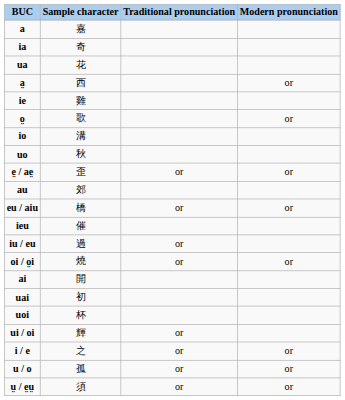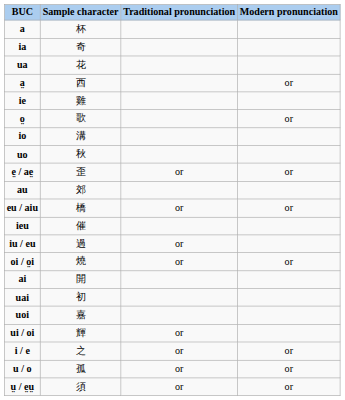(81, 29) 嘉 -> (81, 29) 杯
(81, 315) 杯 -> (81, 315) 嘉
